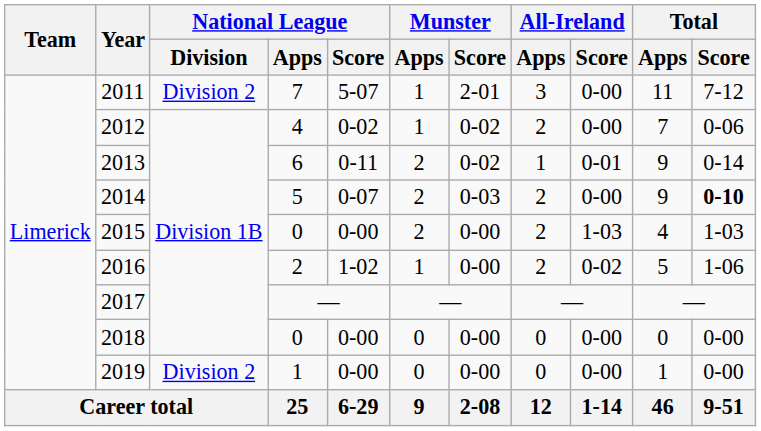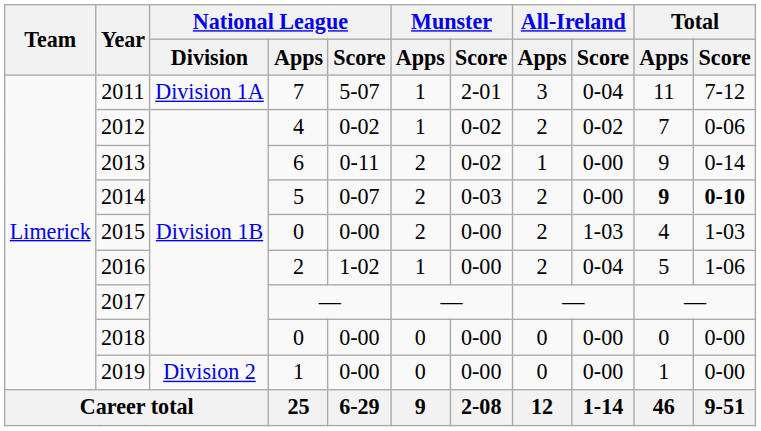(209, 92) Division 2 -> (210, 92) Division 1A
(602, 92) 0-00 -> (603, 92) 0-04
(602, 127) 0-00 -> (603, 127) 0-02
(602, 162) 0-01 -> (603, 162) 0-00
(663, 197) normal -> (664, 197) bold
(602, 267) 0-02 -> (603, 267) 0-04
